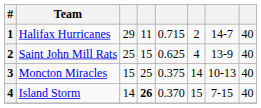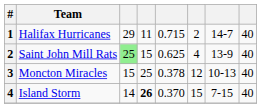(129, 54) no background -> (129, 54) lightgreen background
(171, 73) 0.375 -> (171, 73) 0.378
(196, 73) 14 -> (196, 73) 12
